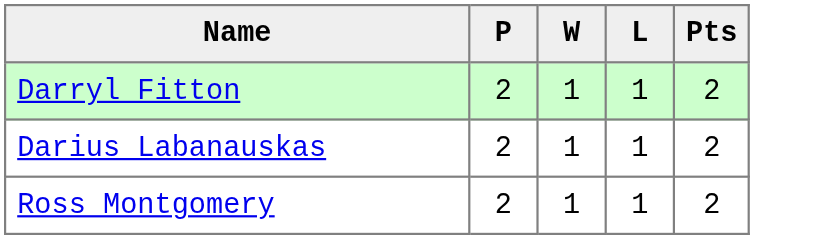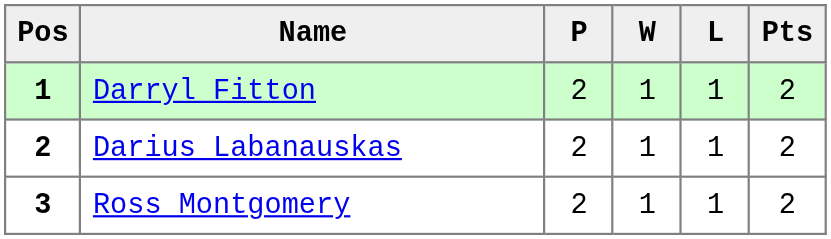+ column: (43, 34)
